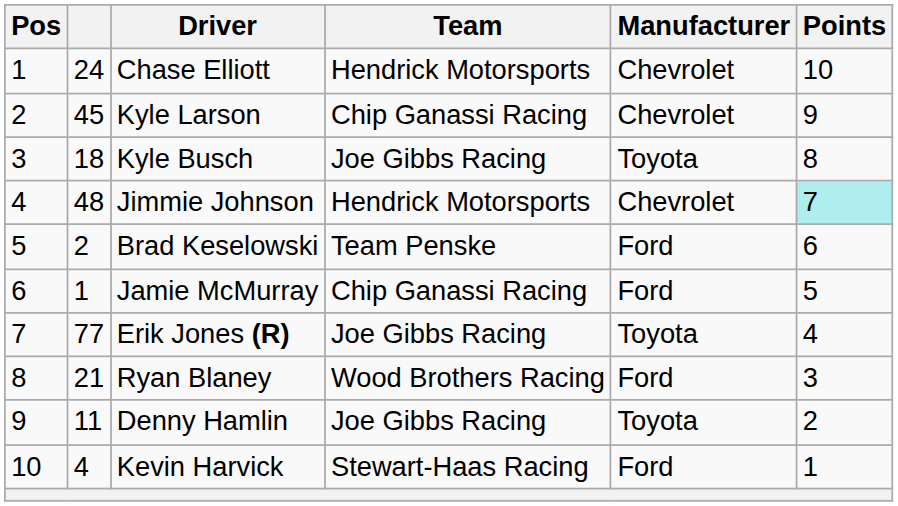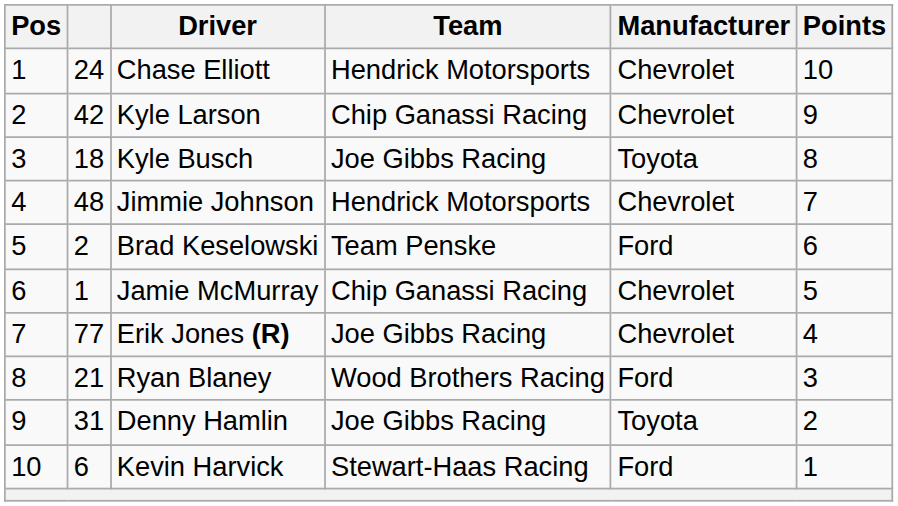(89, 114) 45 -> (89, 114) 42
(810, 201) paleturquoise background -> (810, 201) no background
(646, 289) Ford -> (676, 289) Chevrolet
(658, 333) Toyota -> (676, 333) Chevrolet
(88, 421) 11 -> (89, 421) 31
(81, 465) 4 -> (81, 465) 6
